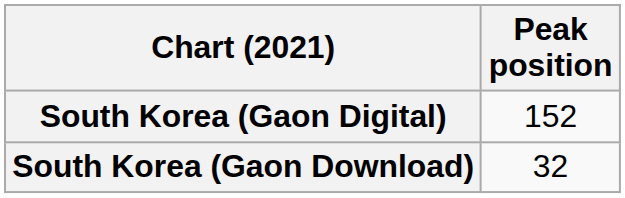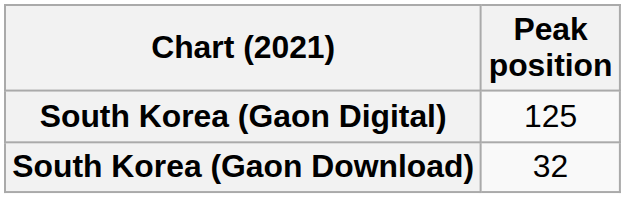(551, 116) 152 -> (551, 116) 125
